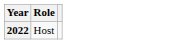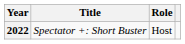+ column: (90, 13)
